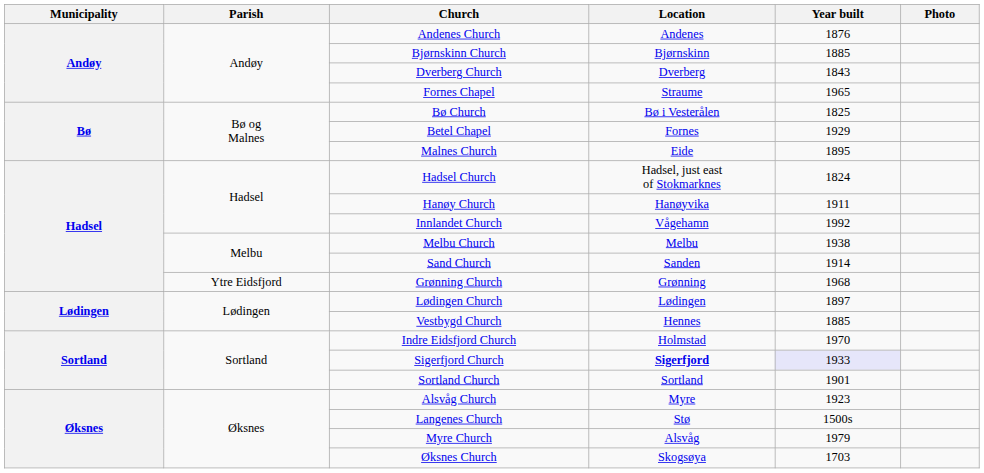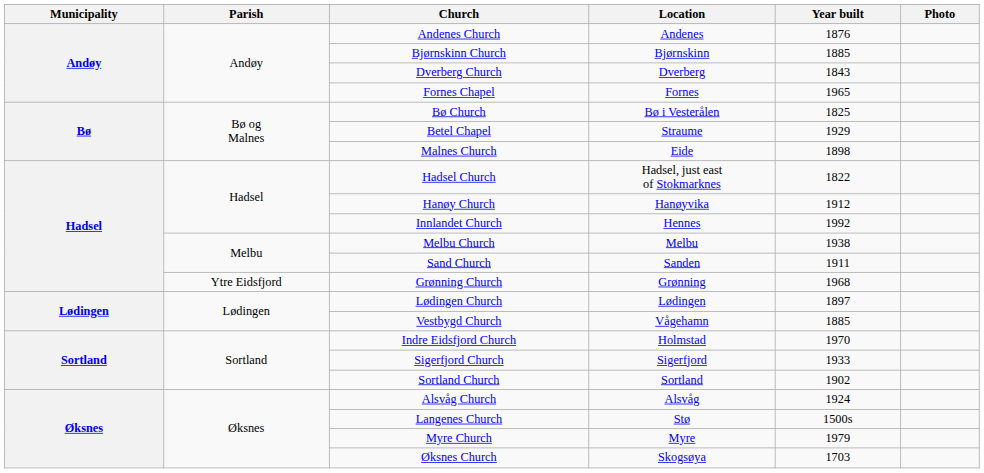(682, 92) Straume -> (682, 92) Fornes
(682, 131) Fornes -> (682, 131) Straume
(838, 151) 1895 -> (838, 151) 1898
(838, 177) 1824 -> (838, 177) 1822
(838, 203) 1911 -> (838, 203) 1912
(682, 223) Vågehamn -> (682, 223) Hennes
(838, 262) 1914 -> (838, 262) 1911
(682, 321) Hennes -> (682, 321) Vågehamn
(682, 360) bold -> (682, 360) normal
(838, 360) lavender background -> (838, 360) no background
(838, 379) 1901 -> (838, 379) 1902
(682, 399) Myre -> (682, 399) Alsvåg
(838, 399) 1923 -> (838, 399) 1924
(682, 438) Alsvåg -> (682, 438) Myre
